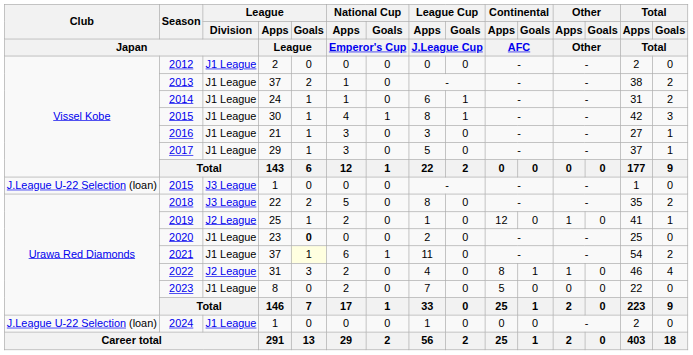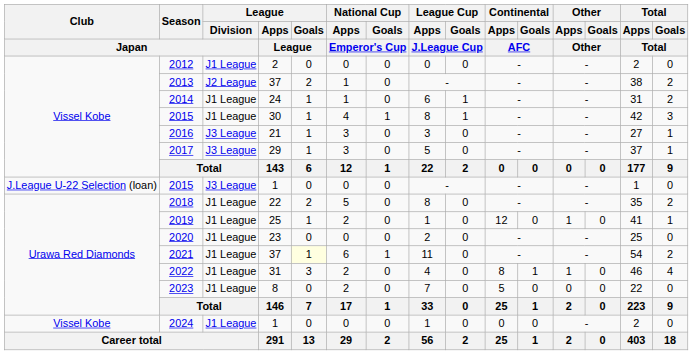(231, 82) J1 League -> (231, 82) J2 League
(231, 133) J1 League -> (231, 133) J3 League
(231, 151) J1 League -> (231, 151) J3 League
(231, 202) J3 League -> (231, 202) J1 League
(231, 220) J2 League -> (231, 220) J1 League
(309, 237) bold -> (309, 237) normal
(231, 271) J2 League -> (231, 271) J1 League
(82, 323) J.League U-22 Selection (loan) -> (82, 323) Vissel Kobe
